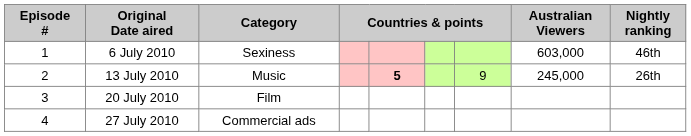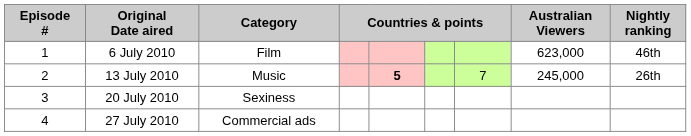(269, 53) Sexiness -> (269, 53) Film
(561, 53) 603,000 -> (561, 53) 623,000
(483, 75) 9 -> (483, 75) 7
(269, 98) Film -> (269, 98) Sexiness
